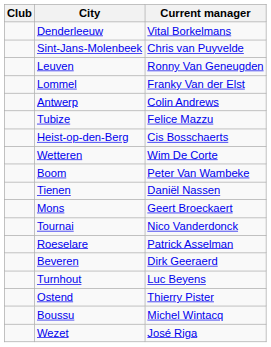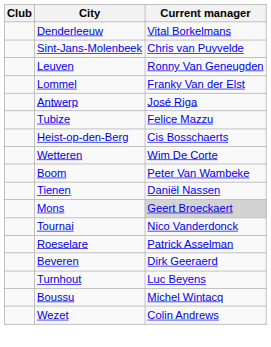(183, 102) Colin Andrews -> (172, 102) José Riga
(190, 208) no background -> (190, 208) lightgrey background
- row: (55, 297)
(172, 333) José Riga -> (183, 315) Colin Andrews
